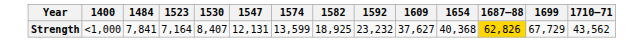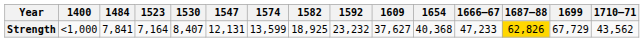+ column: (478, 13)
